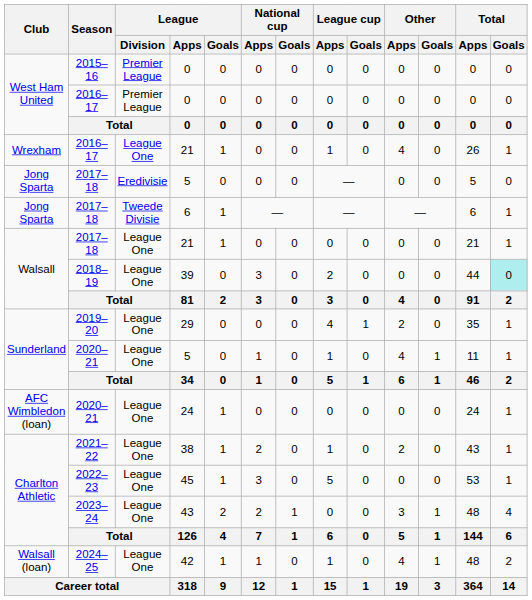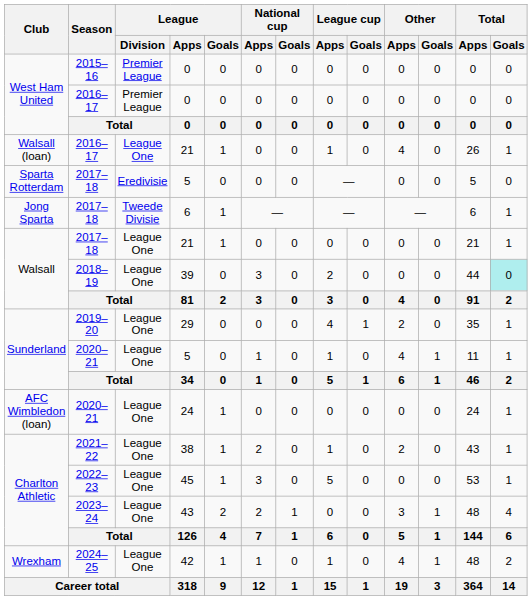(36, 150) Wrexham -> (36, 150) Walsall (loan)
(36, 181) Jong Sparta -> (36, 181) Sparta Rotterdam
(36, 561) Walsall (loan) -> (36, 561) Wrexham
